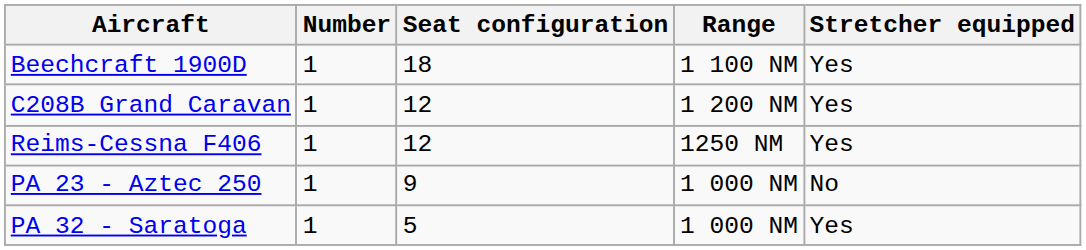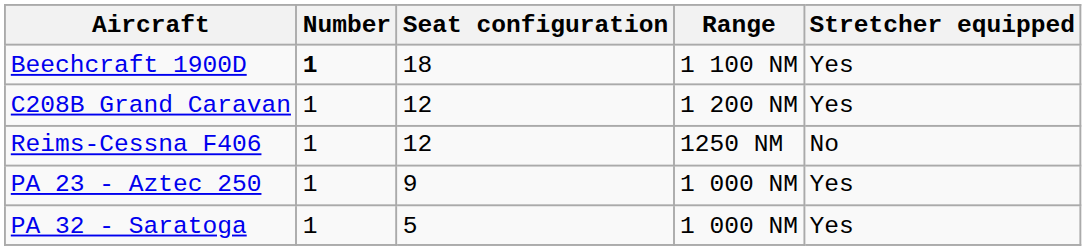(310, 65) normal -> (310, 65) bold
(832, 145) Yes -> (824, 145) No
(824, 185) No -> (832, 185) Yes
